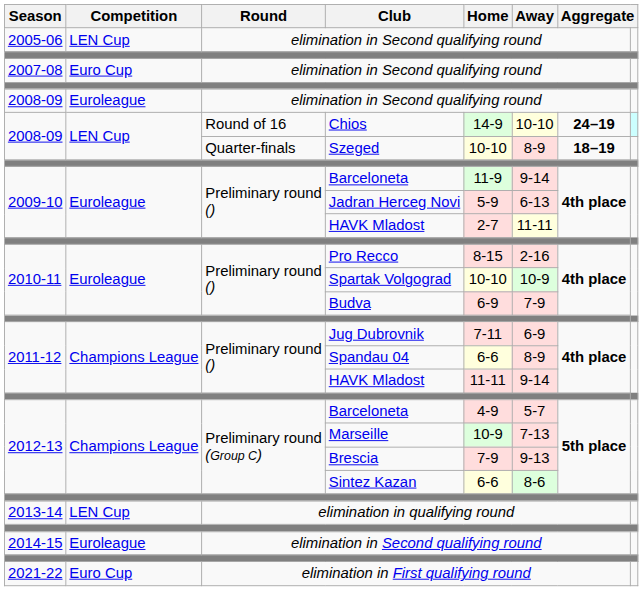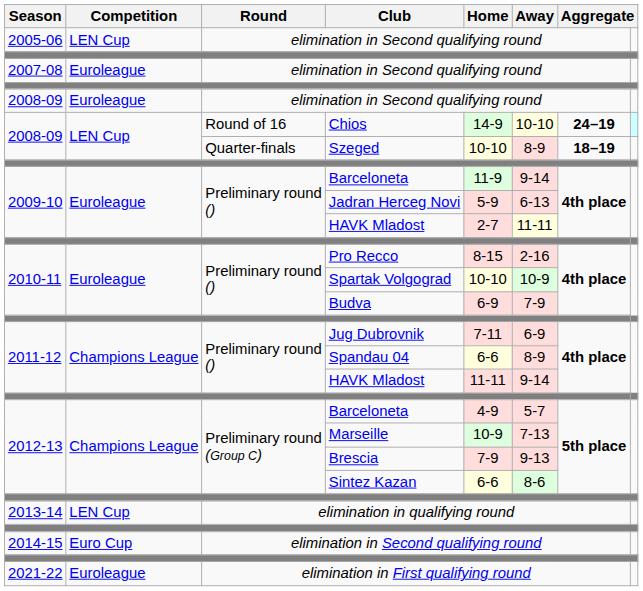(101, 70) Euro Cup -> (107, 70) Euroleague
(107, 543) Euroleague -> (101, 543) Euro Cup
(101, 573) Euro Cup -> (107, 573) Euroleague
